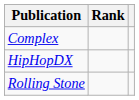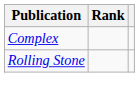- row: (40, 60)
